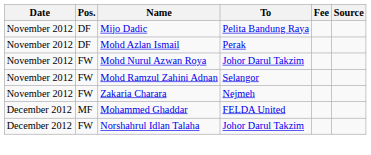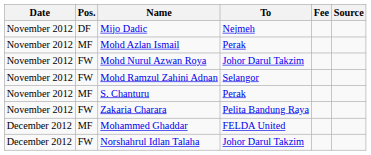(266, 28) Pelita Bandung Raya -> (239, 28) Nejmeh
(84, 45) DF -> (85, 45) MF
+ row: (125, 93)
(239, 93) Nejmeh -> (266, 110) Pelita Bandung Raya
